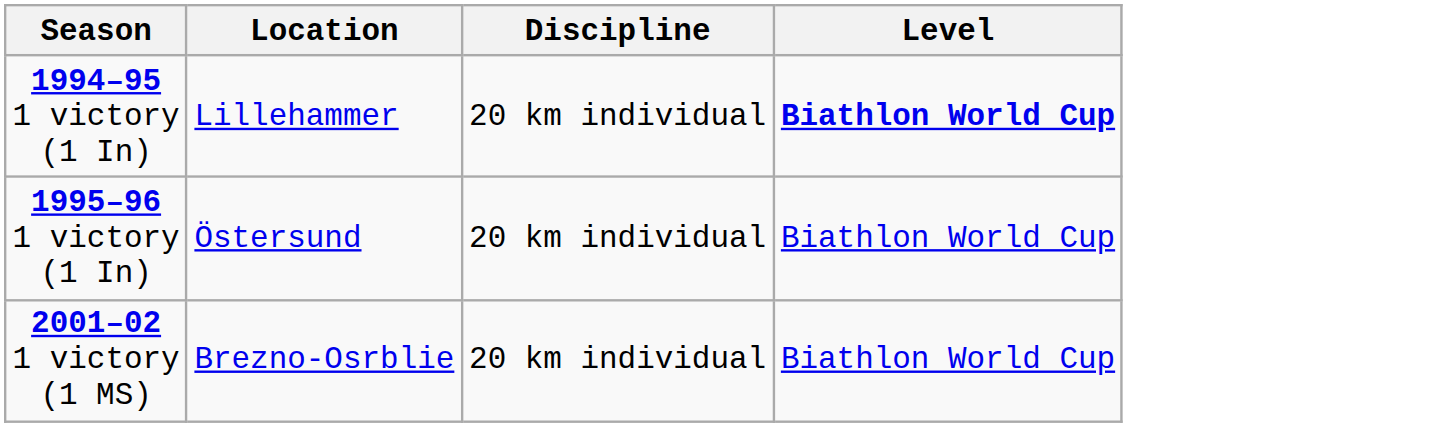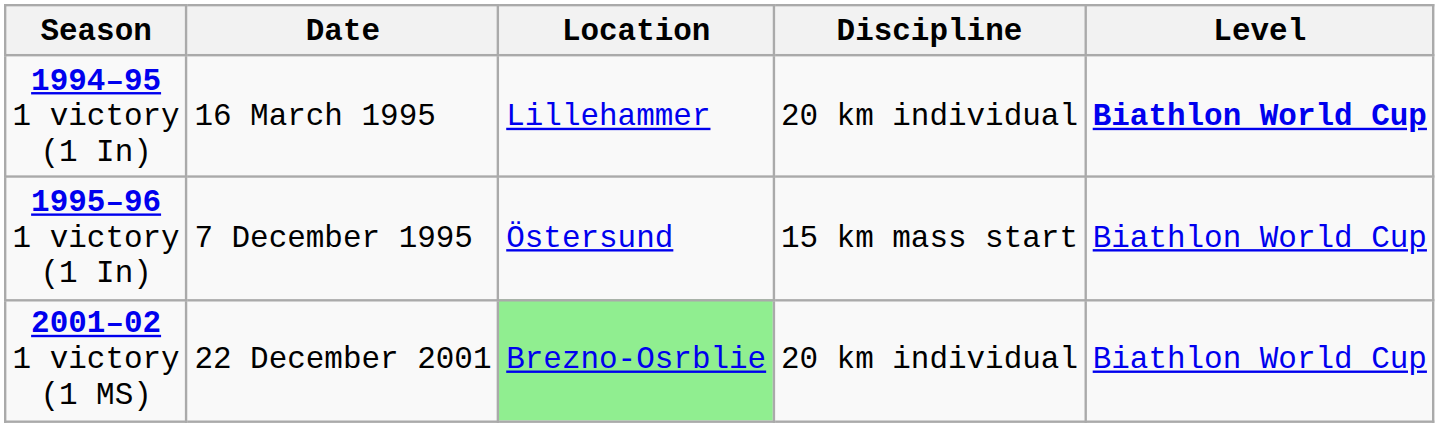+ column: (343, 30)
(618, 238) 20 km individual -> (929, 238) 15 km mass start
(324, 360) no background -> (636, 360) lightgreen background
